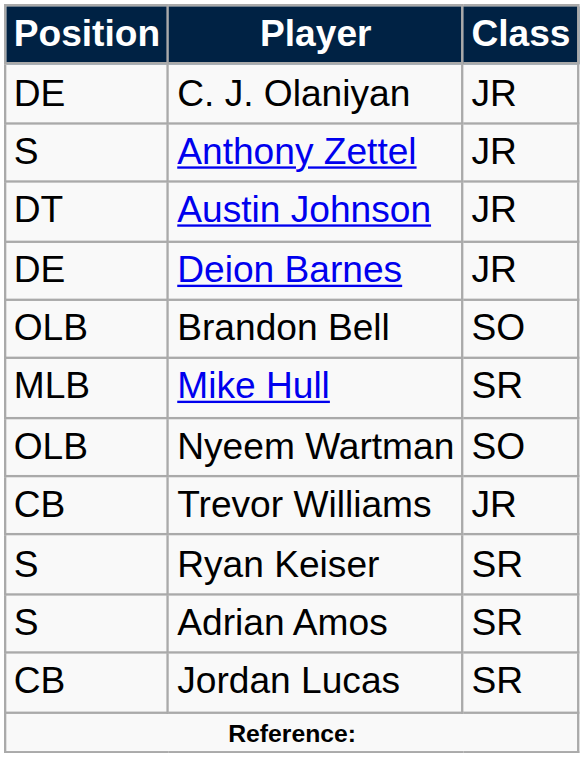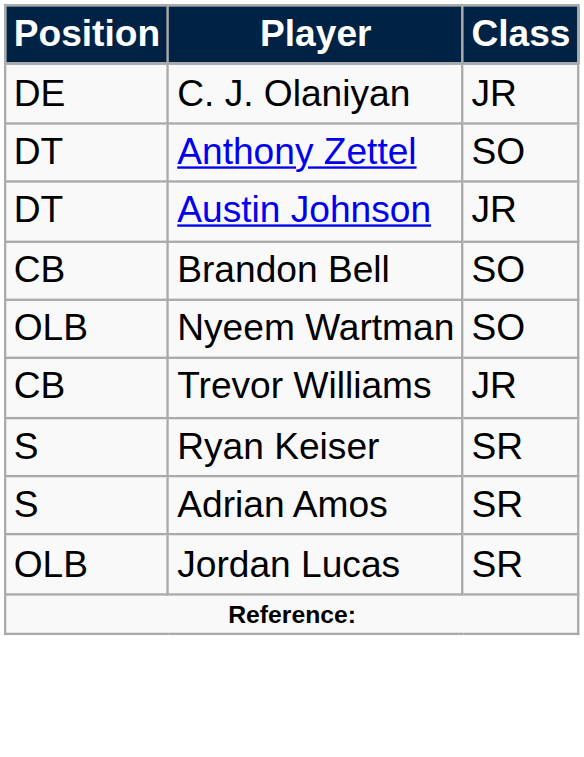(26, 151) S -> (38, 151) DT
(494, 151) JR -> (498, 151) SO
- row: (290, 269)
(51, 328) OLB -> (40, 269) CB
- row: (254, 387)
(40, 681) CB -> (51, 563) OLB
